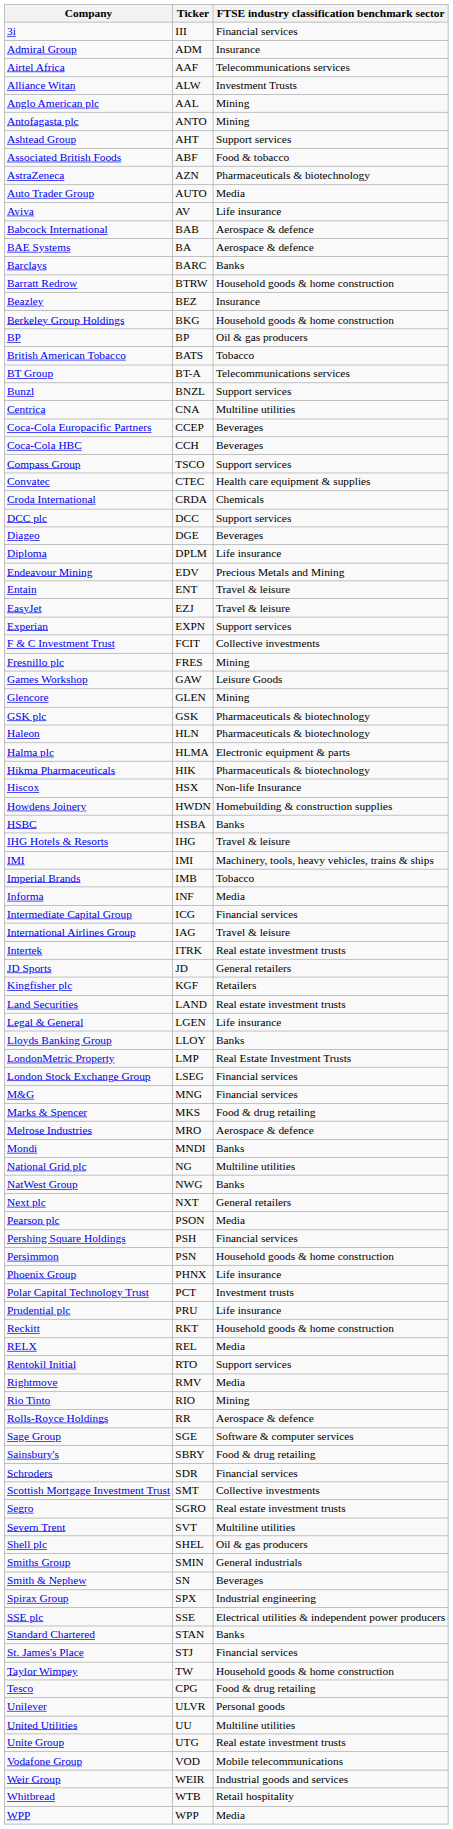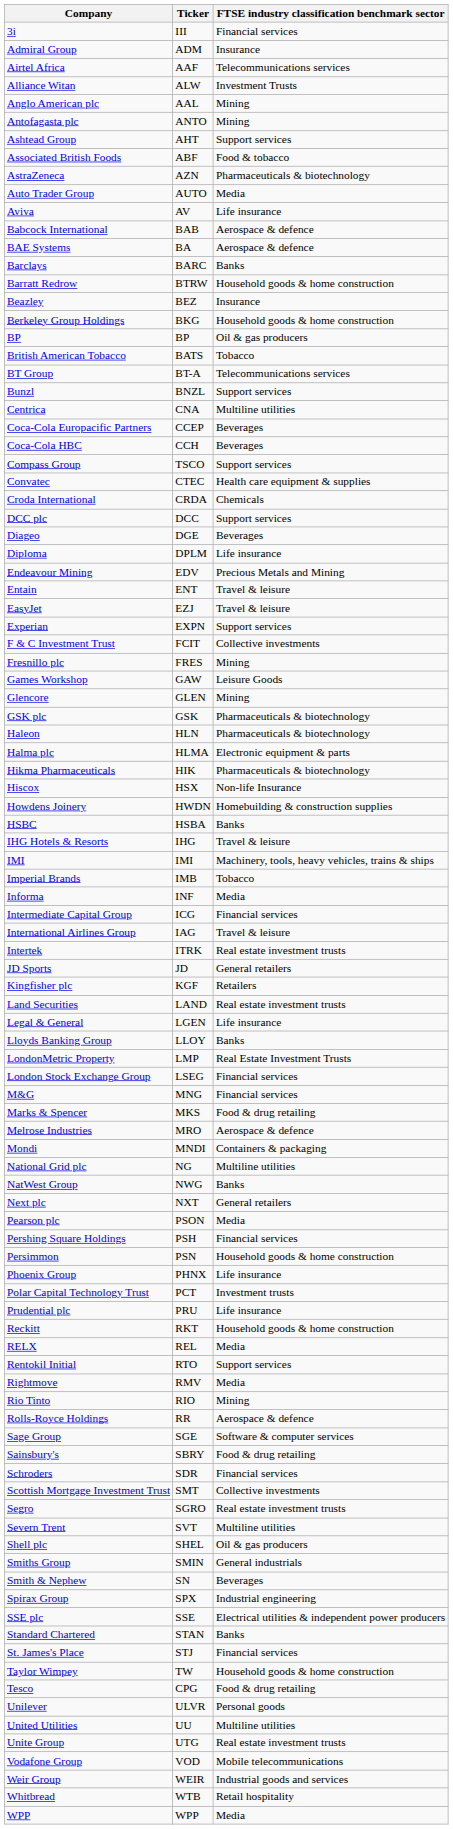(230, 1148) Banks -> (271, 1148) Containers & packaging
